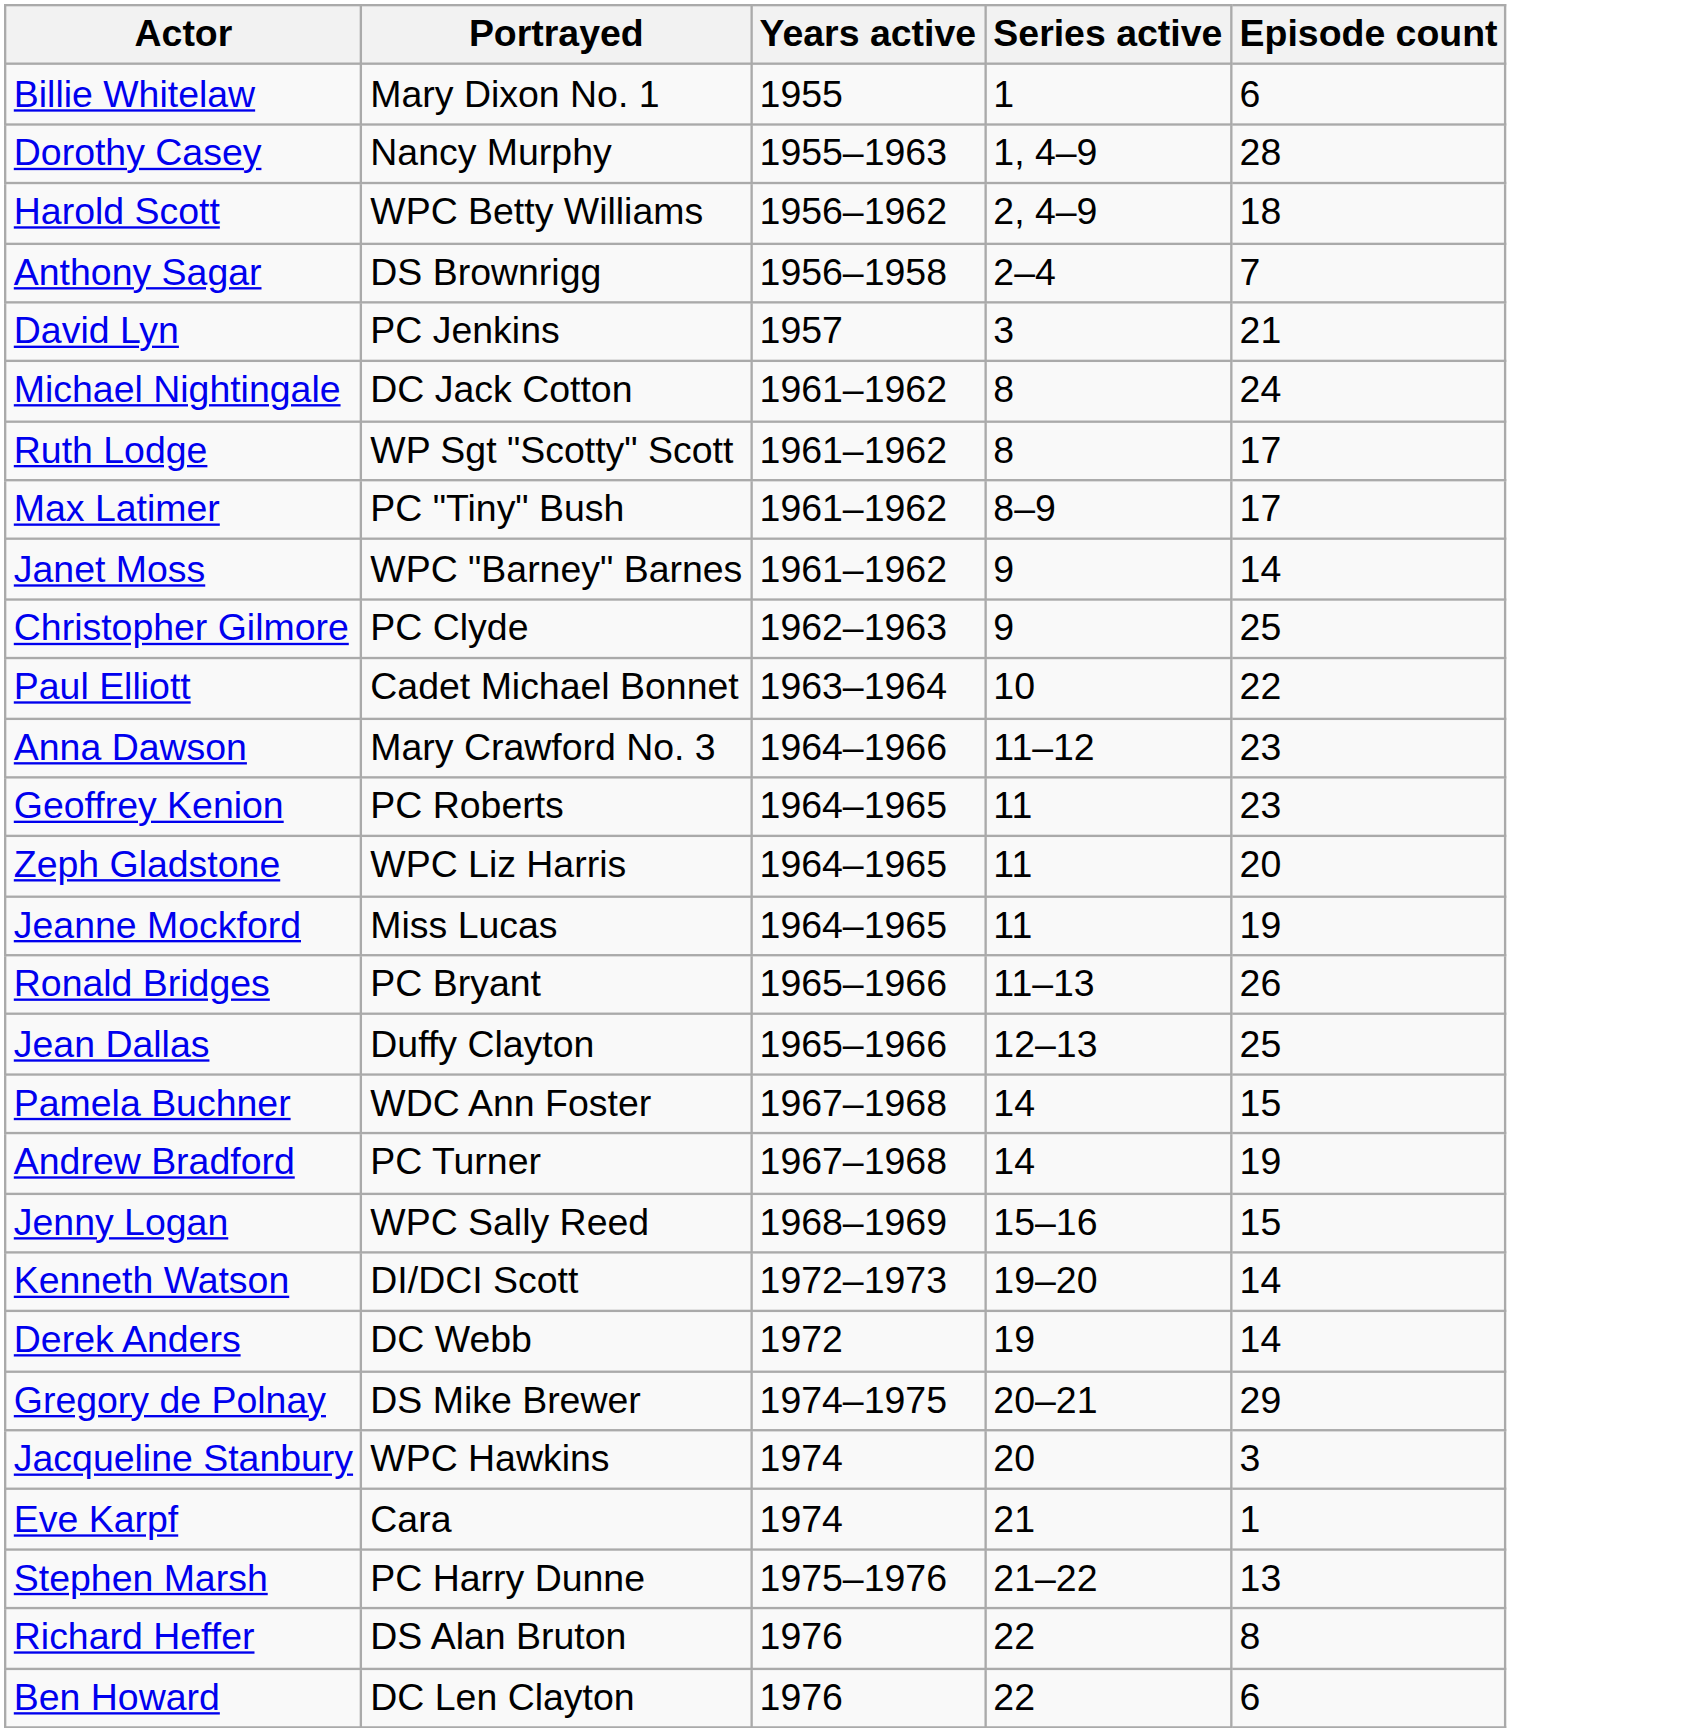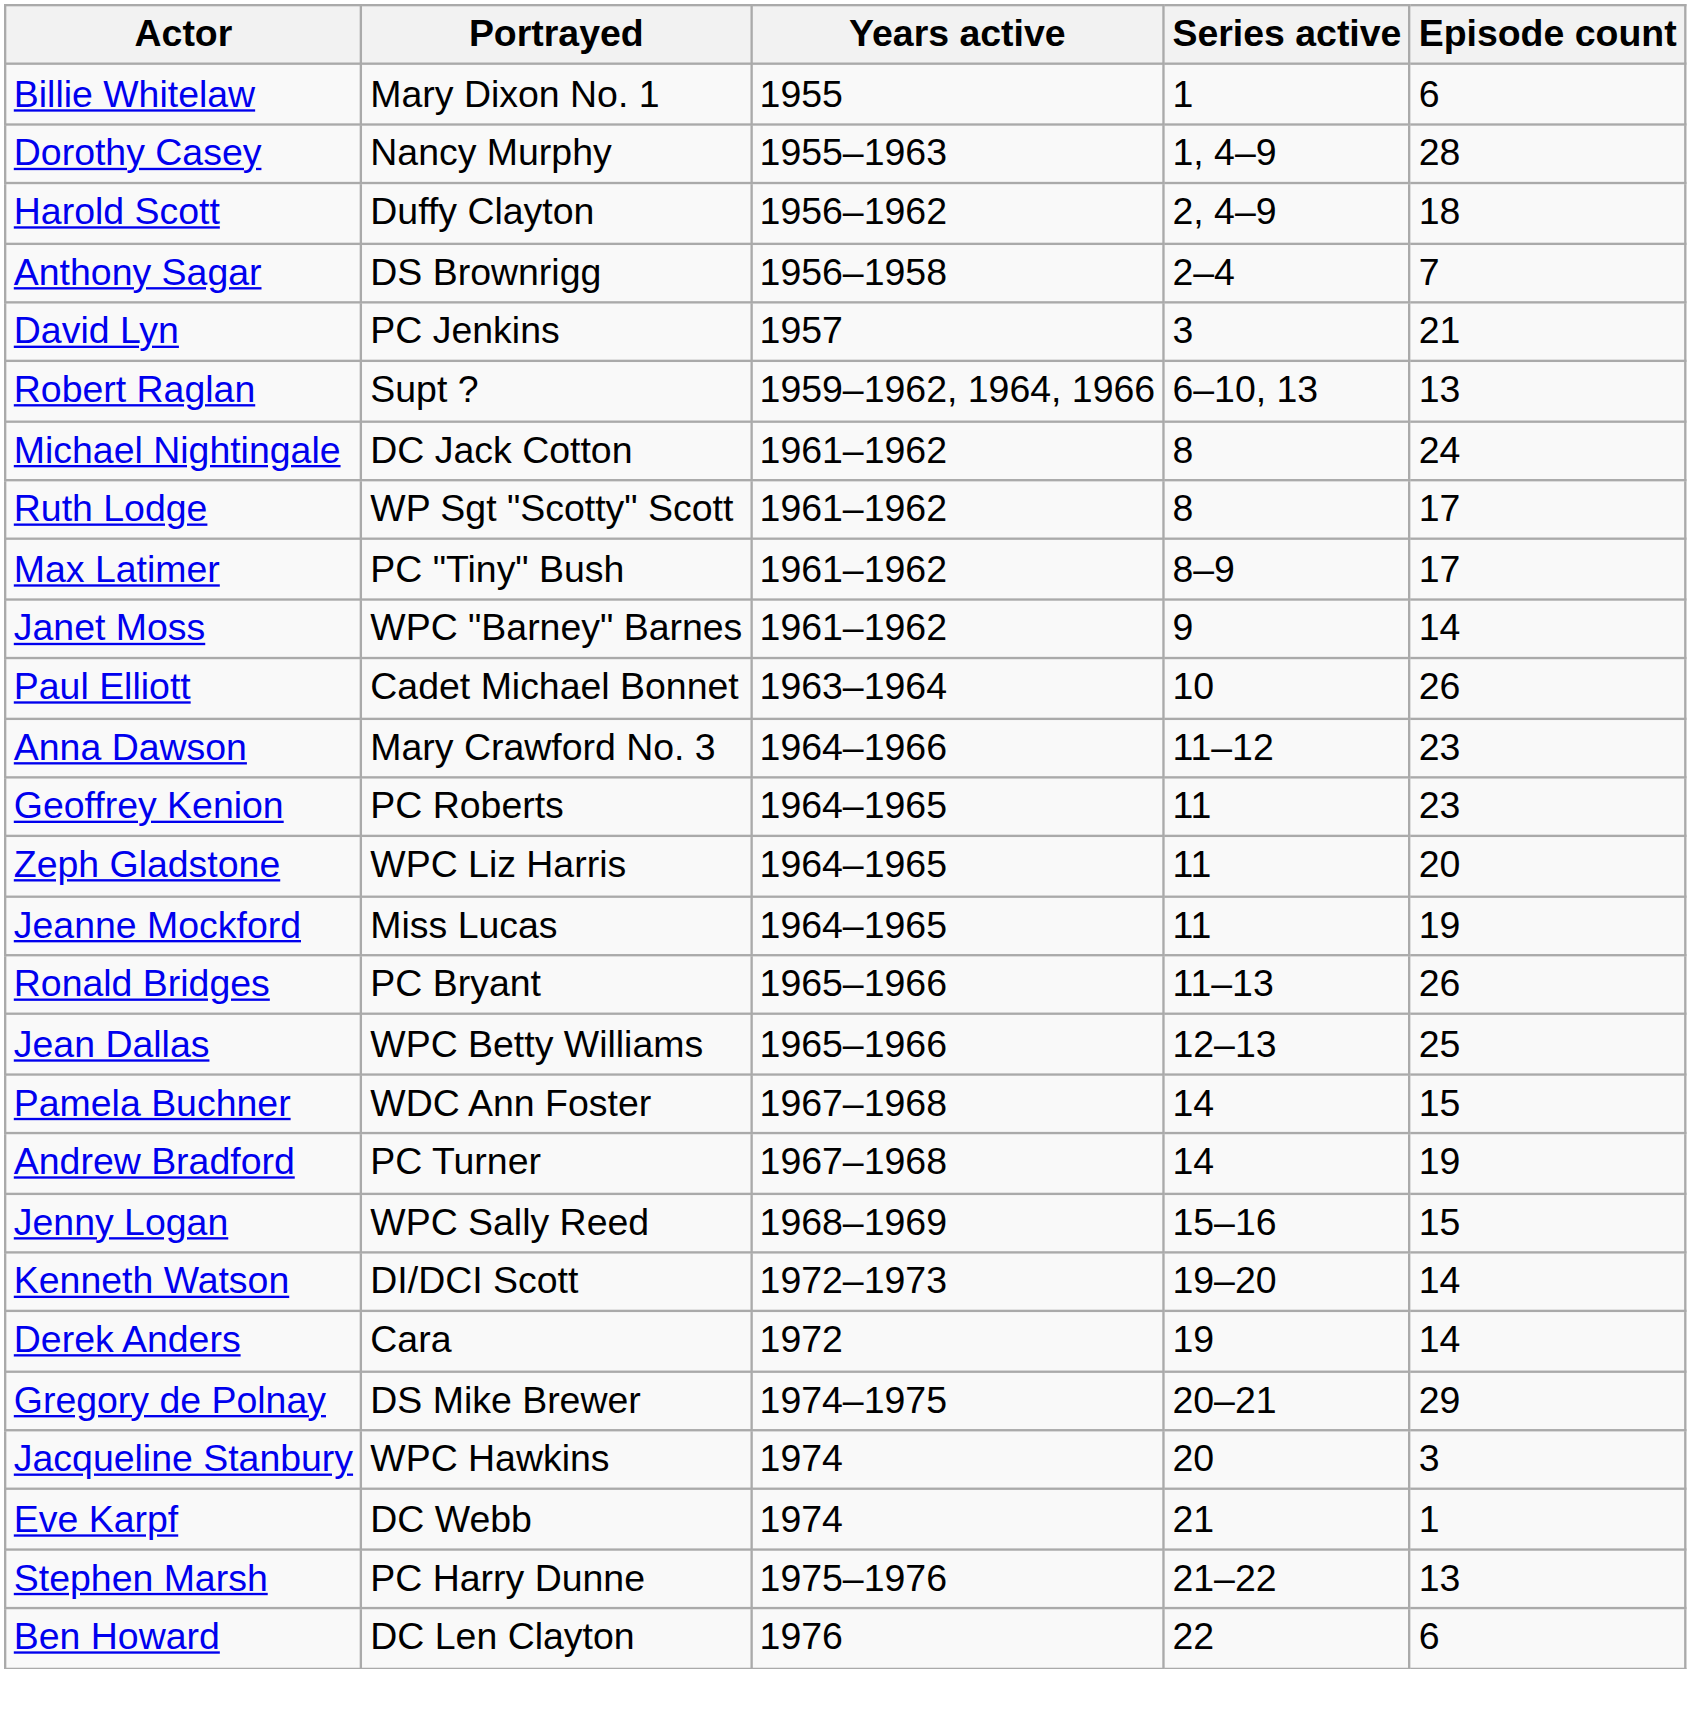(537, 212) WPC Betty Williams -> (482, 212) Duffy Clayton
+ row: (135, 390)
- row: (181, 627)
(1260, 687) 22 -> (1439, 687) 26
(482, 1043) Duffy Clayton -> (537, 1043) WPC Betty Williams
(451, 1340) DC Webb -> (411, 1340) Cara
(411, 1518) Cara -> (451, 1518) DC Webb
- row: (134, 1637)
